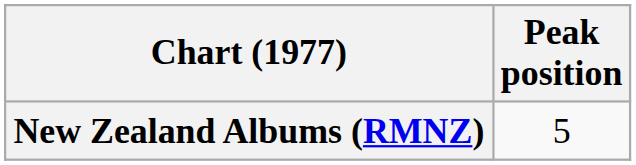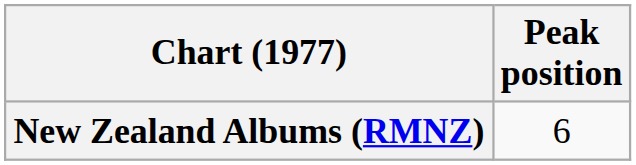(562, 130) 5 -> (562, 130) 6
